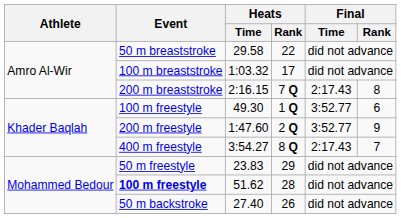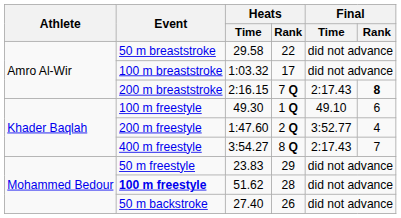(377, 90) normal -> (377, 90) bold
(331, 109) 3:52.77 -> (331, 109) 49.10
(377, 128) 9 -> (377, 128) 4
